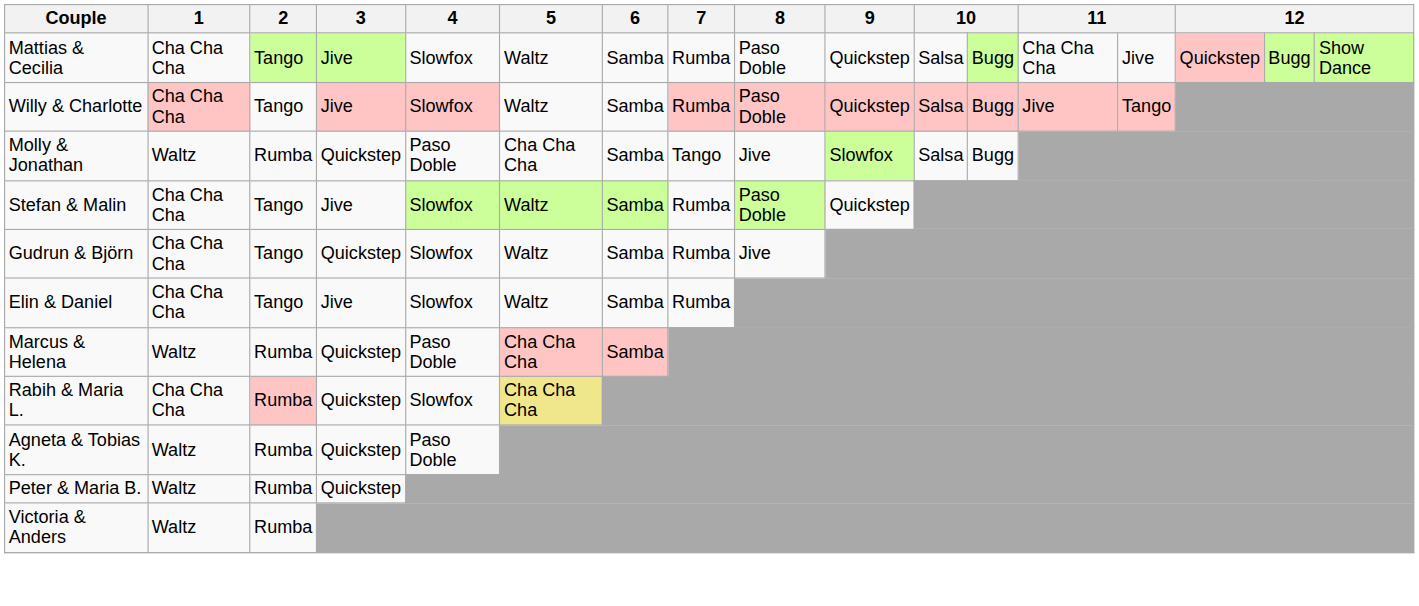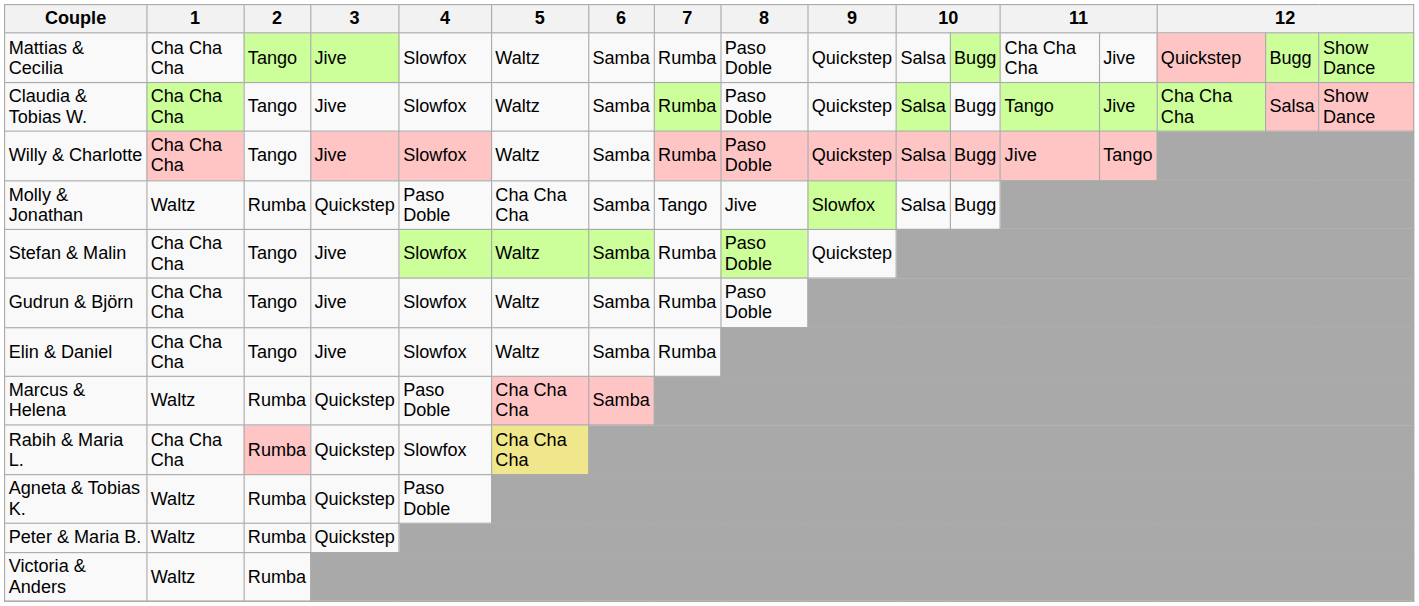+ row: (48, 106)
(361, 253) Quickstep -> (331, 302) Jive
(755, 253) Jive -> (748, 302) Paso Doble
